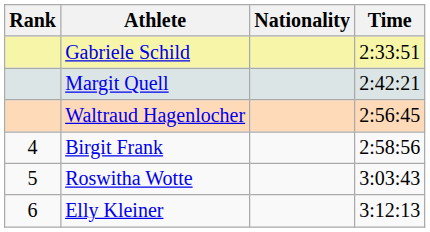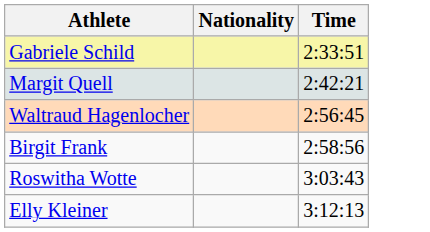- column: (33, 20)
